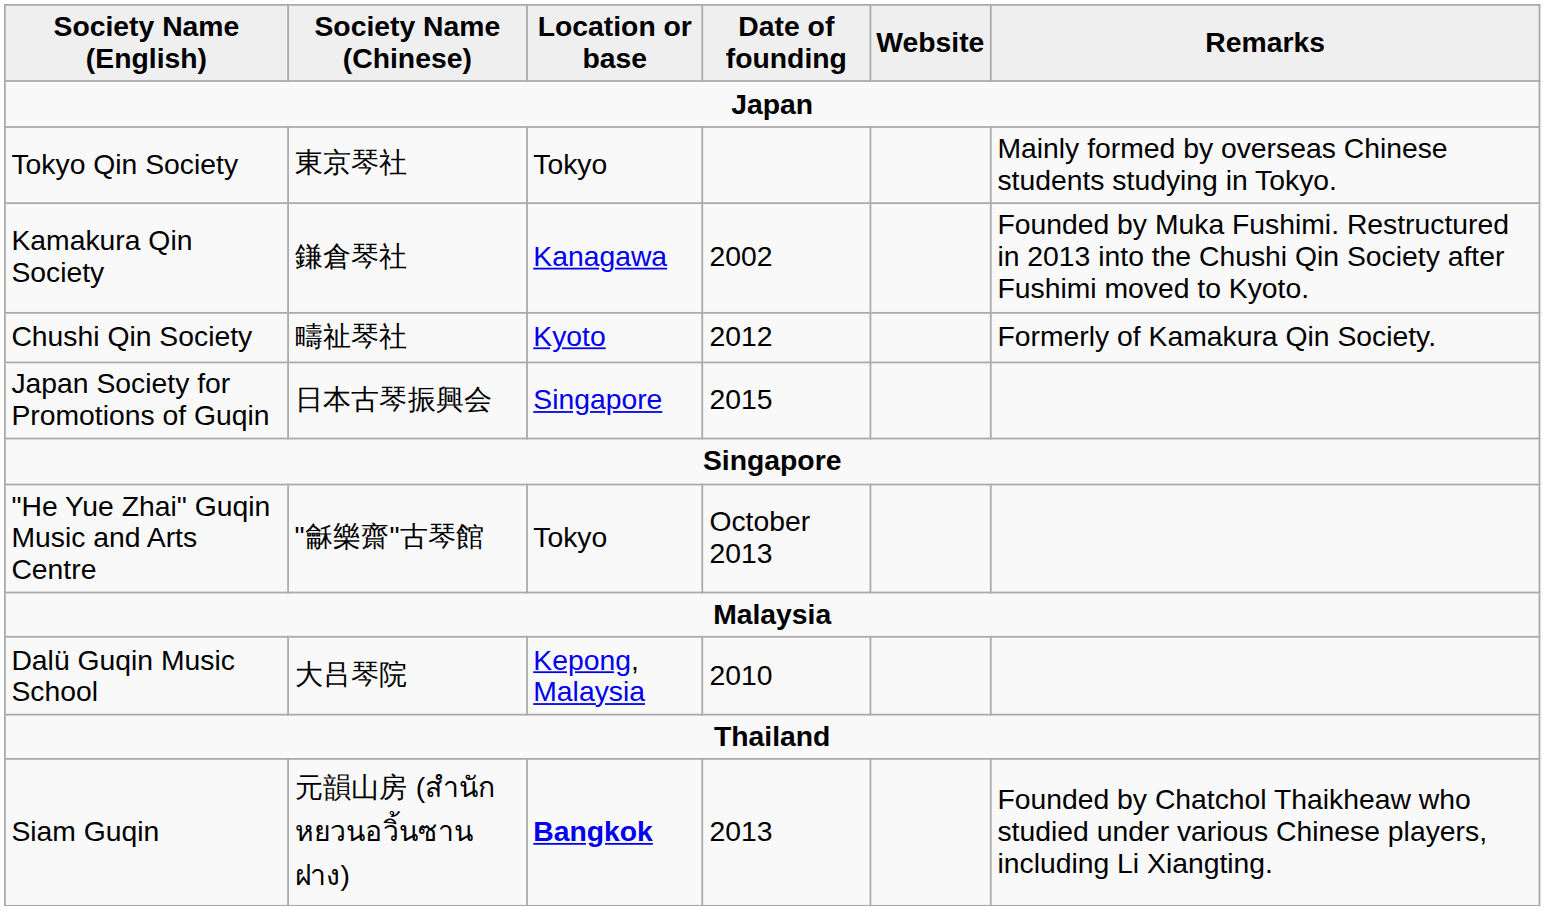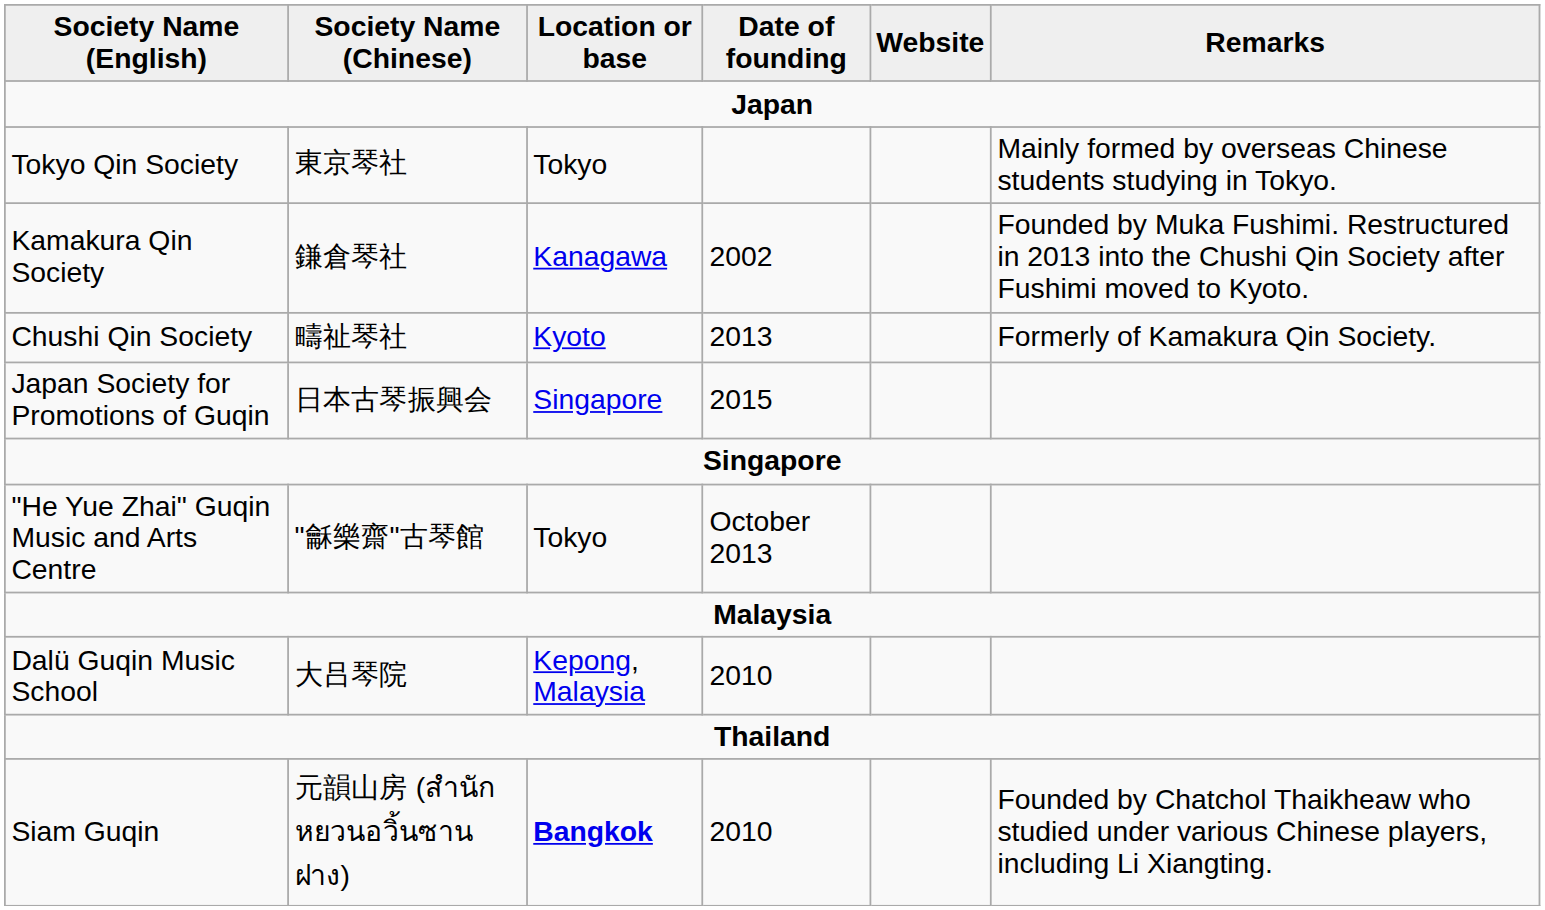(741, 336) 2012 -> (741, 336) 2013
(741, 831) 2013 -> (741, 831) 2010
